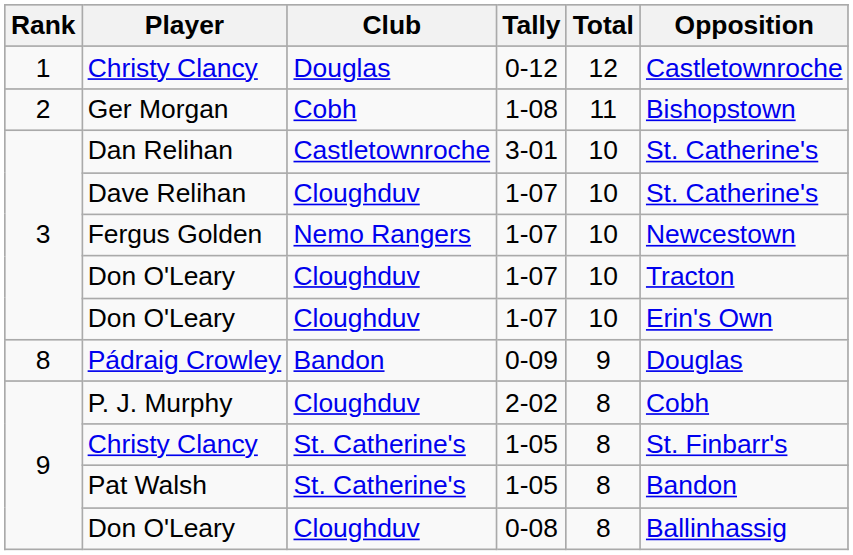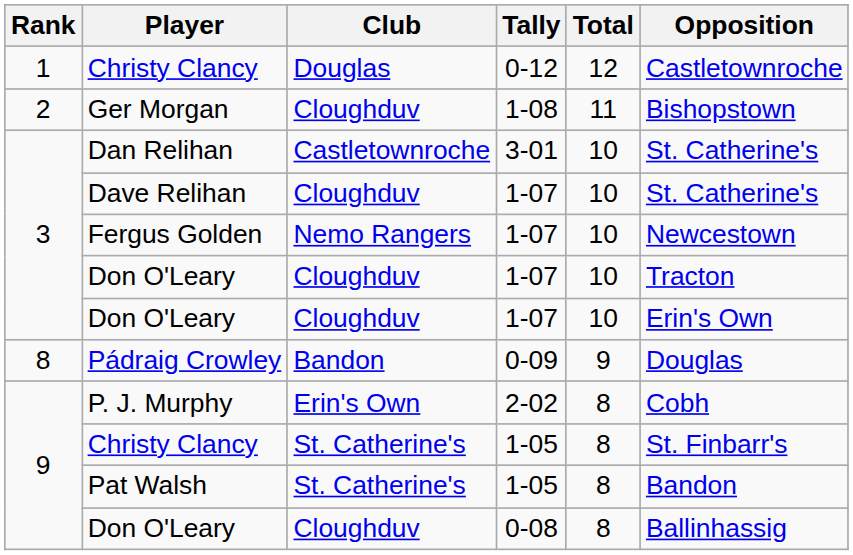(325, 109) Cobh -> (357, 109) Cloughduv
(357, 402) Cloughduv -> (357, 402) Erin's Own
